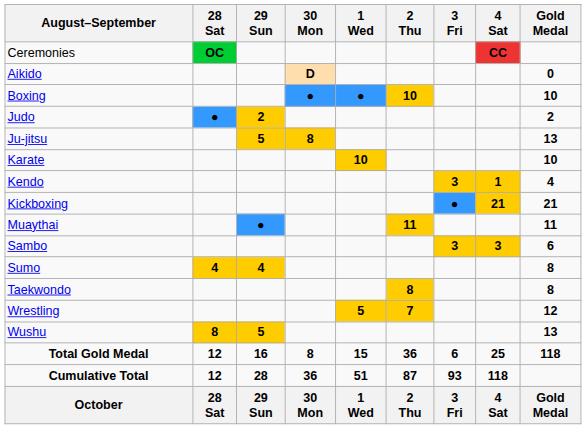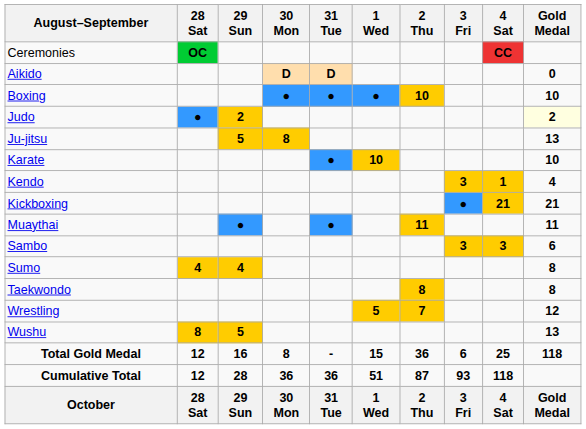+ column: (331, 23)
(550, 117) no background -> (552, 117) lightyellow background
